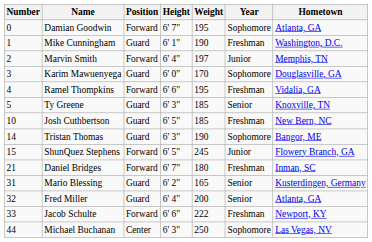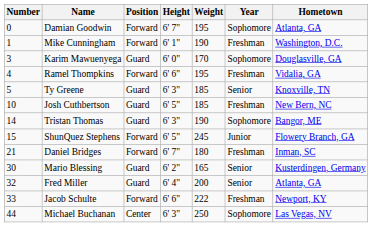(138, 43) Guard -> (142, 43) Forward
- row: (71, 59)
(11, 183) 31 -> (11, 167) 30
